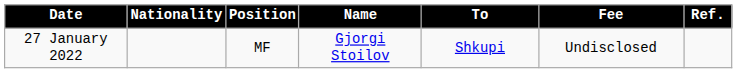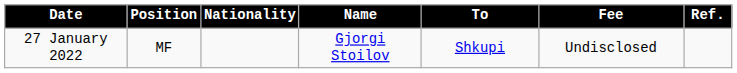columns swapped: (262, 16) <-> (176, 16)
